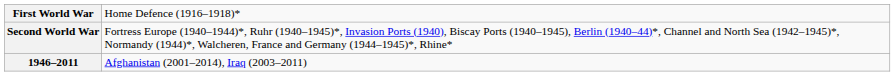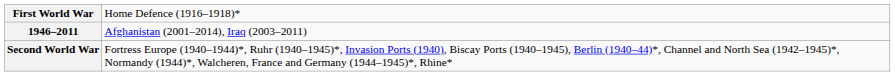rows swapped: (53, 31) <-> (53, 62)
